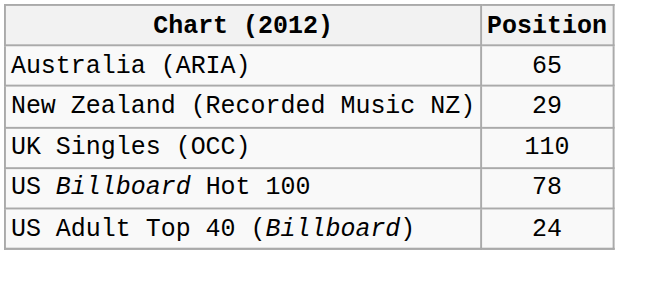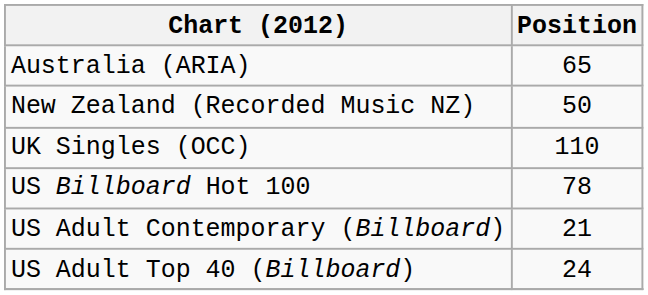(547, 107) 29 -> (577, 107) 50
+ row: (258, 229)
